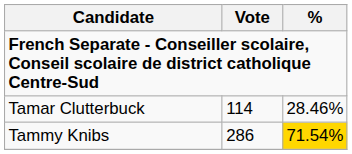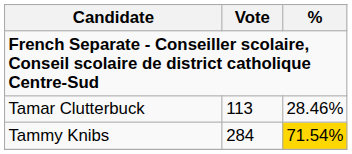(240, 108) 114 -> (240, 108) 113
(240, 135) 286 -> (240, 135) 284
